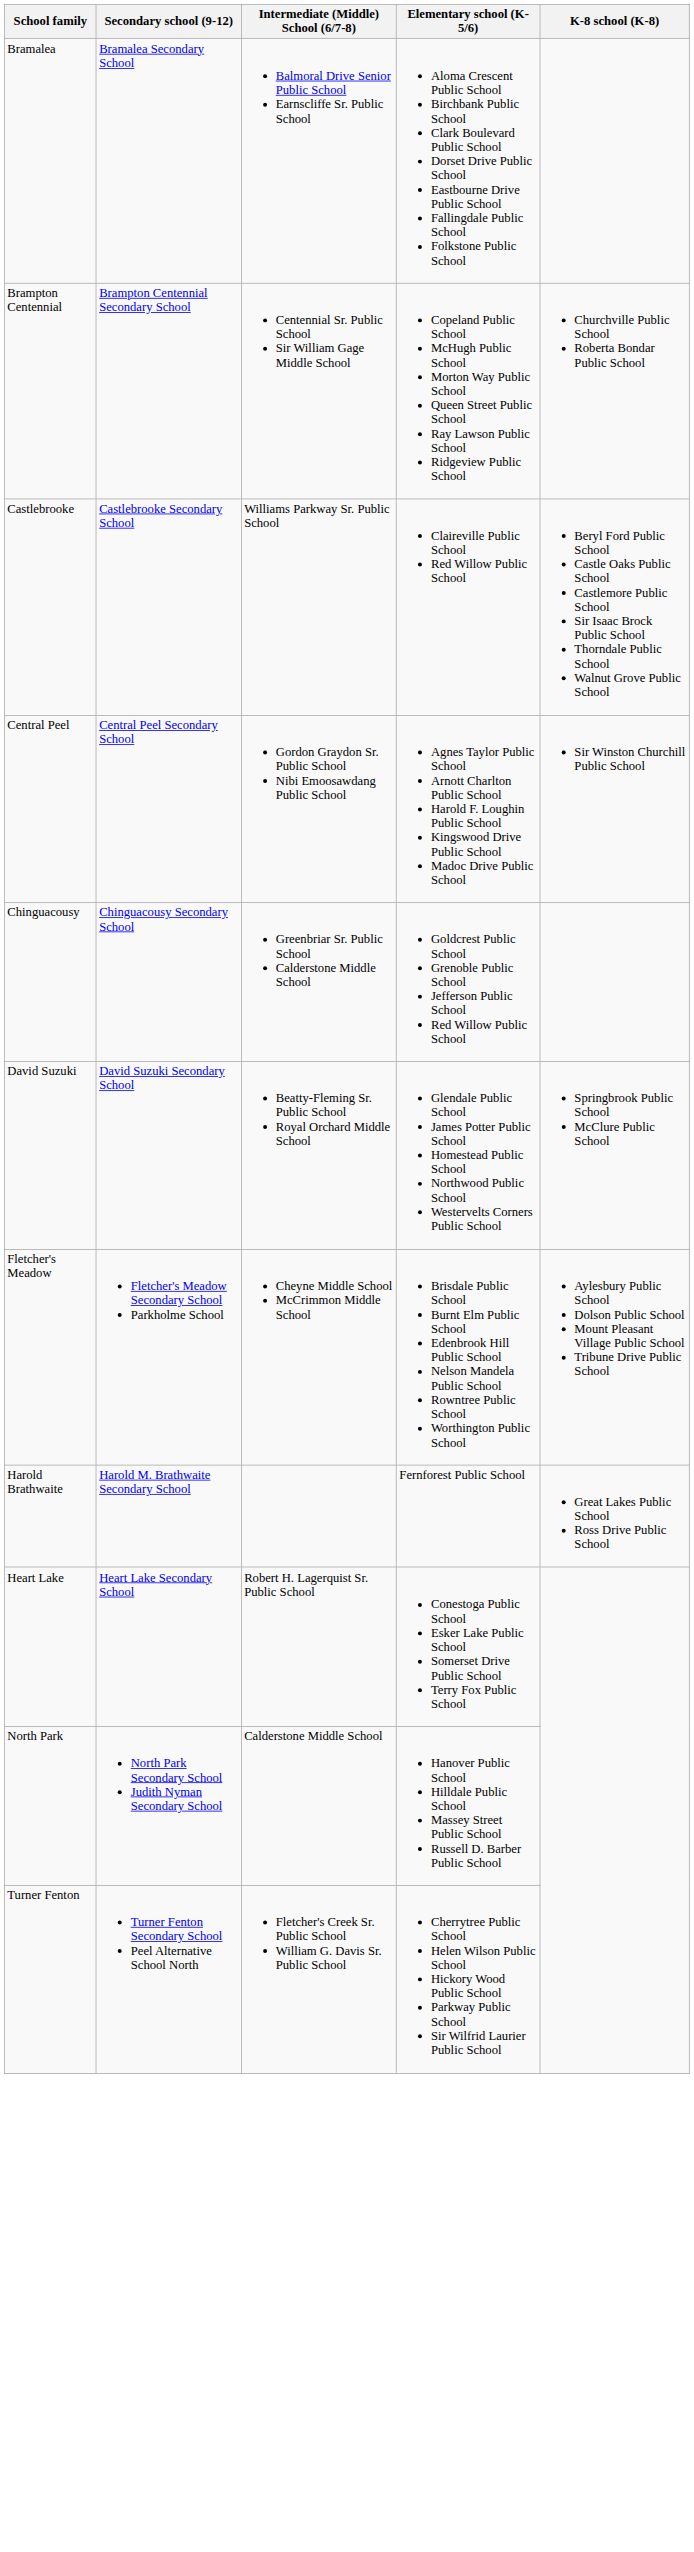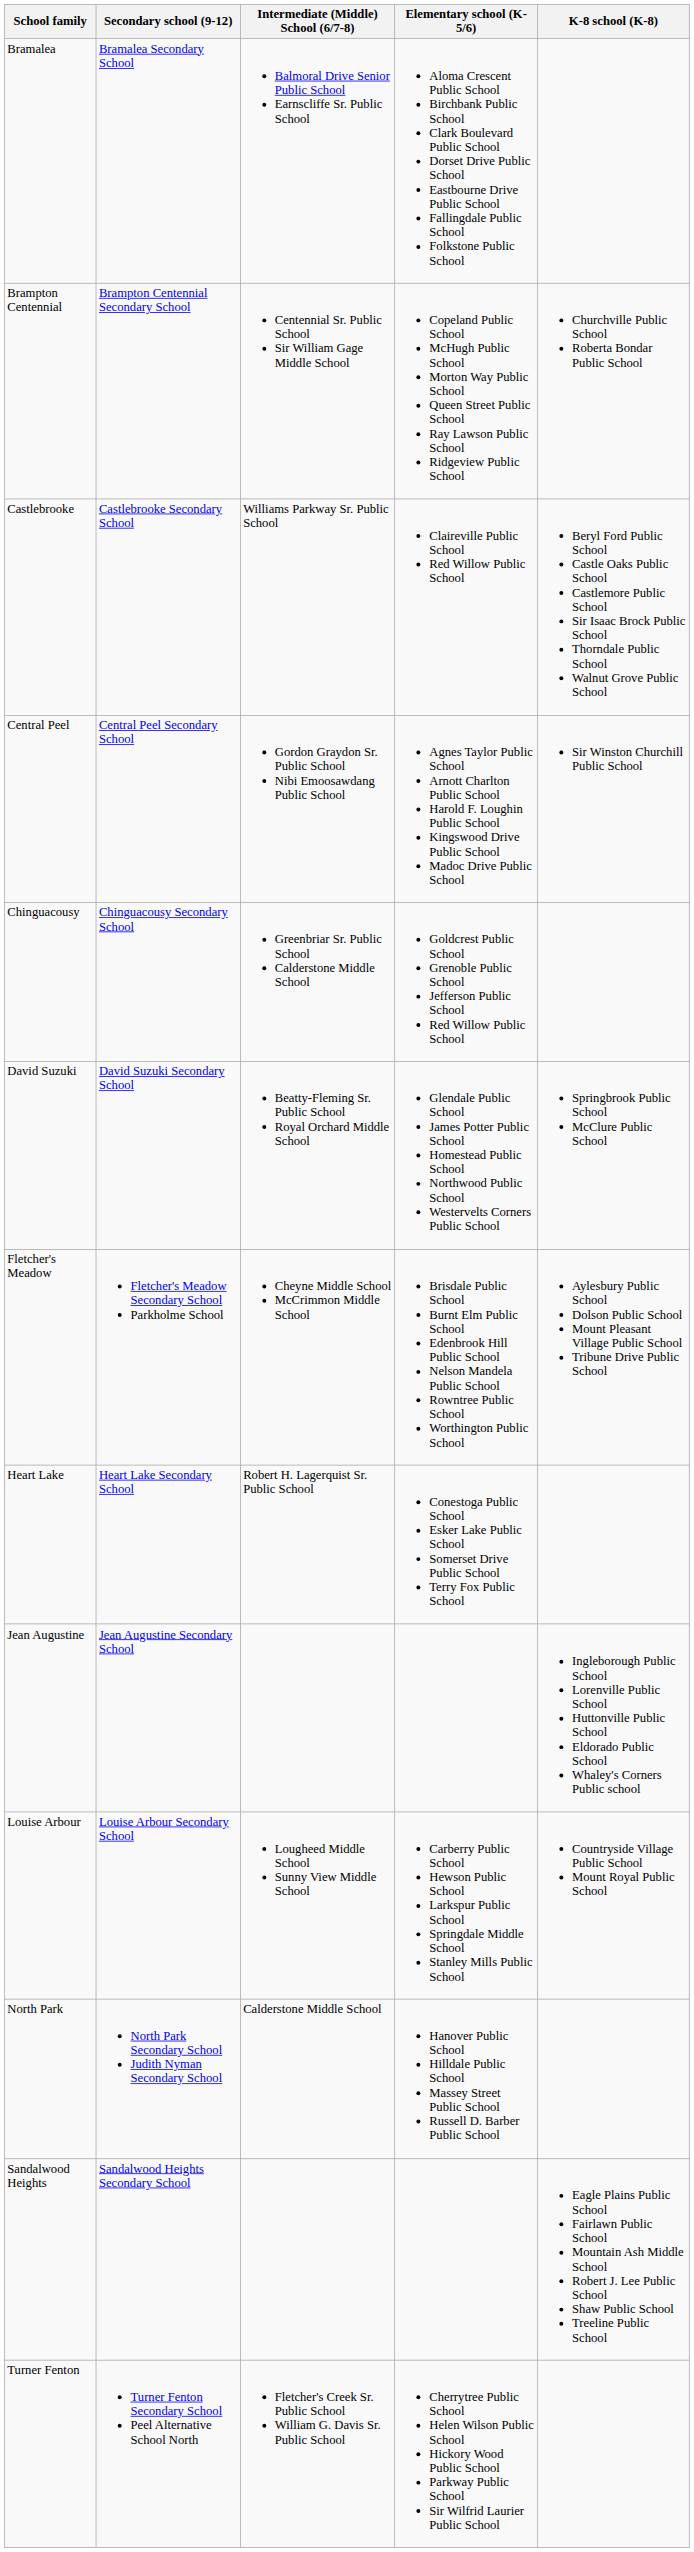- row: (35, 1482)
+ row: (46, 1634)
+ row: (44, 1821)
+ row: (39, 2175)
